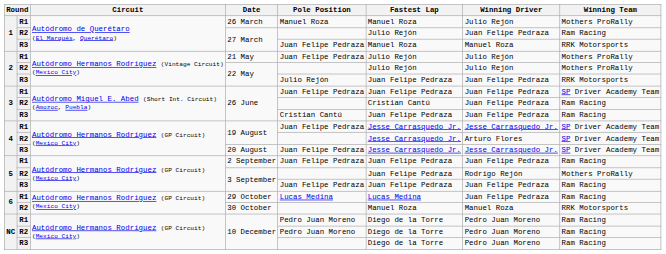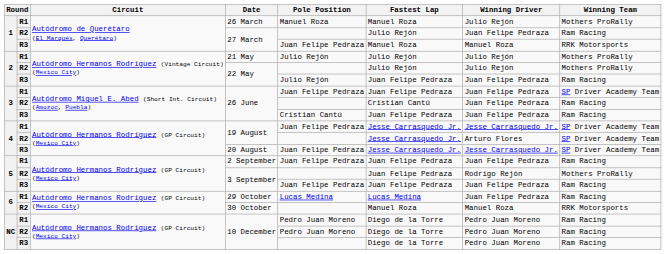(322, 57) Juan Felipe Pedraza -> (304, 57) Julio Rejón
(595, 80) RRK Motorsports -> (584, 80) Ram Racing
